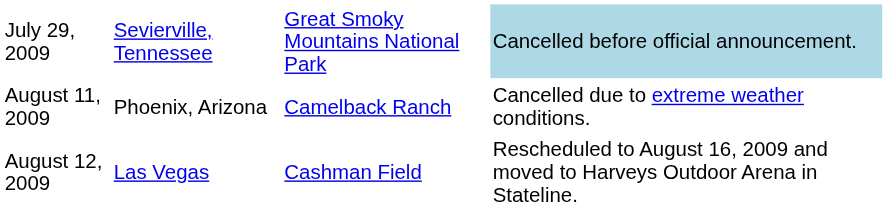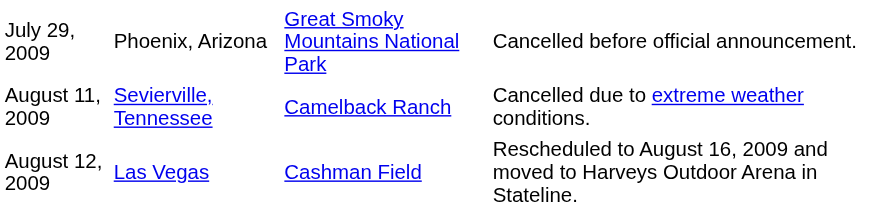(163, 41) Sevierville, Tennessee -> (190, 41) Phoenix, Arizona
(675, 41) lightblue background -> (675, 41) no background
(190, 107) Phoenix, Arizona -> (163, 107) Sevierville, Tennessee
